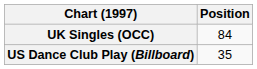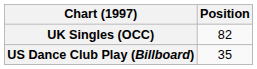(225, 34) 84 -> (225, 34) 82
